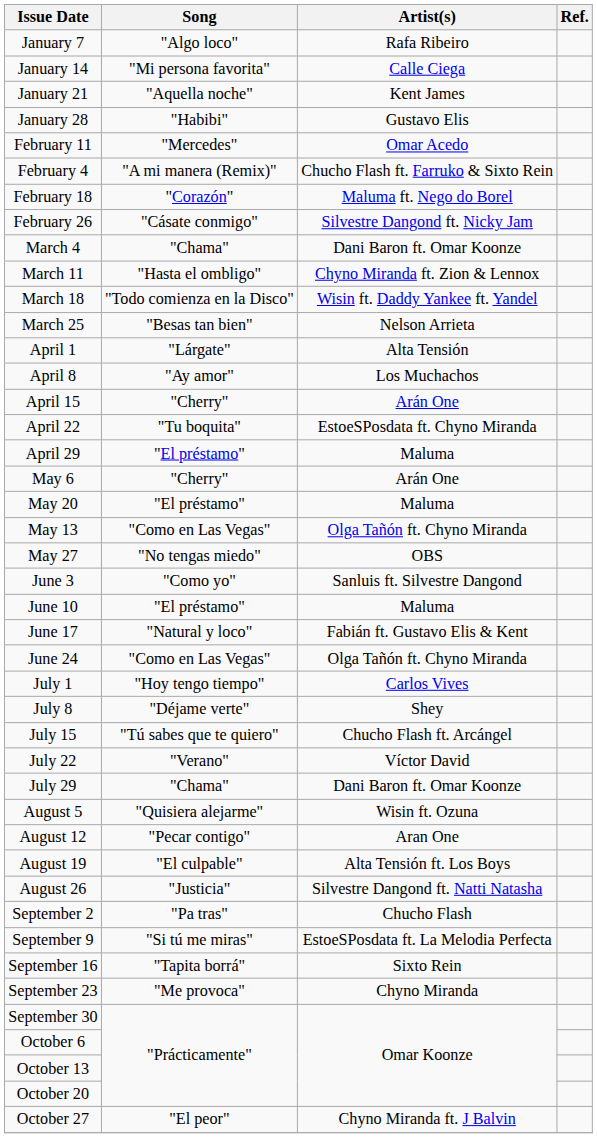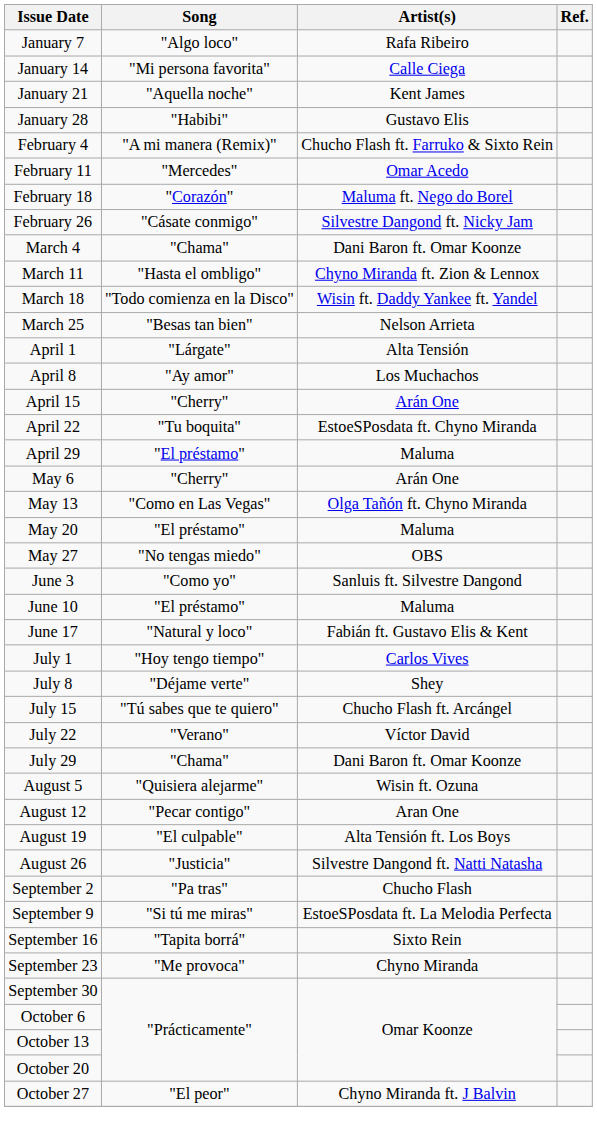rows swapped: (53, 171) <-> (53, 145)
rows swapped: (53, 529) <-> (53, 504)
- row: (53, 658)
